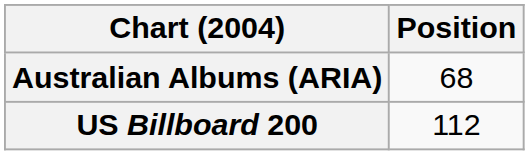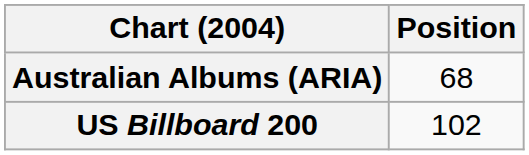(456, 125) 112 -> (456, 125) 102
